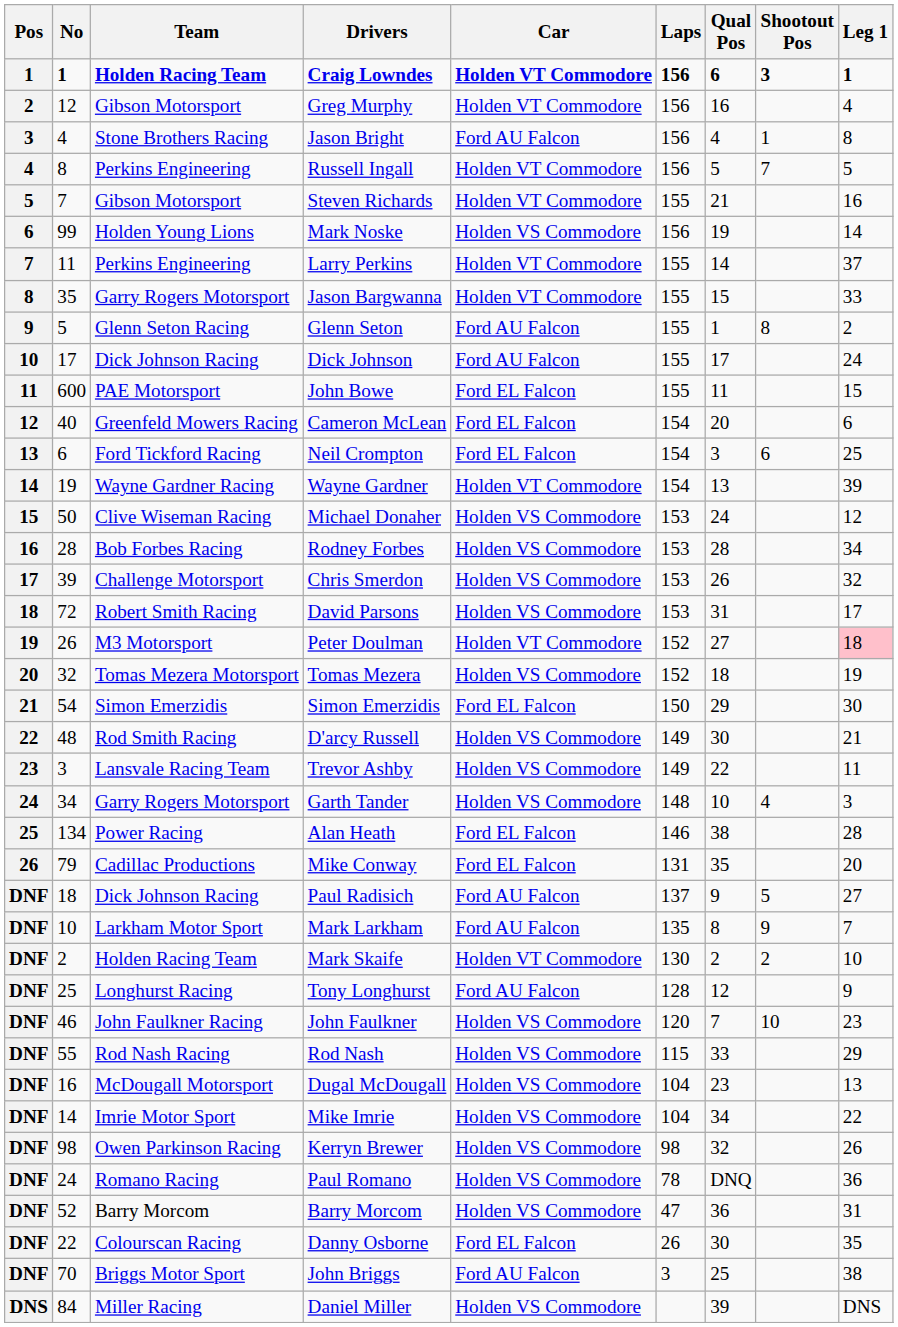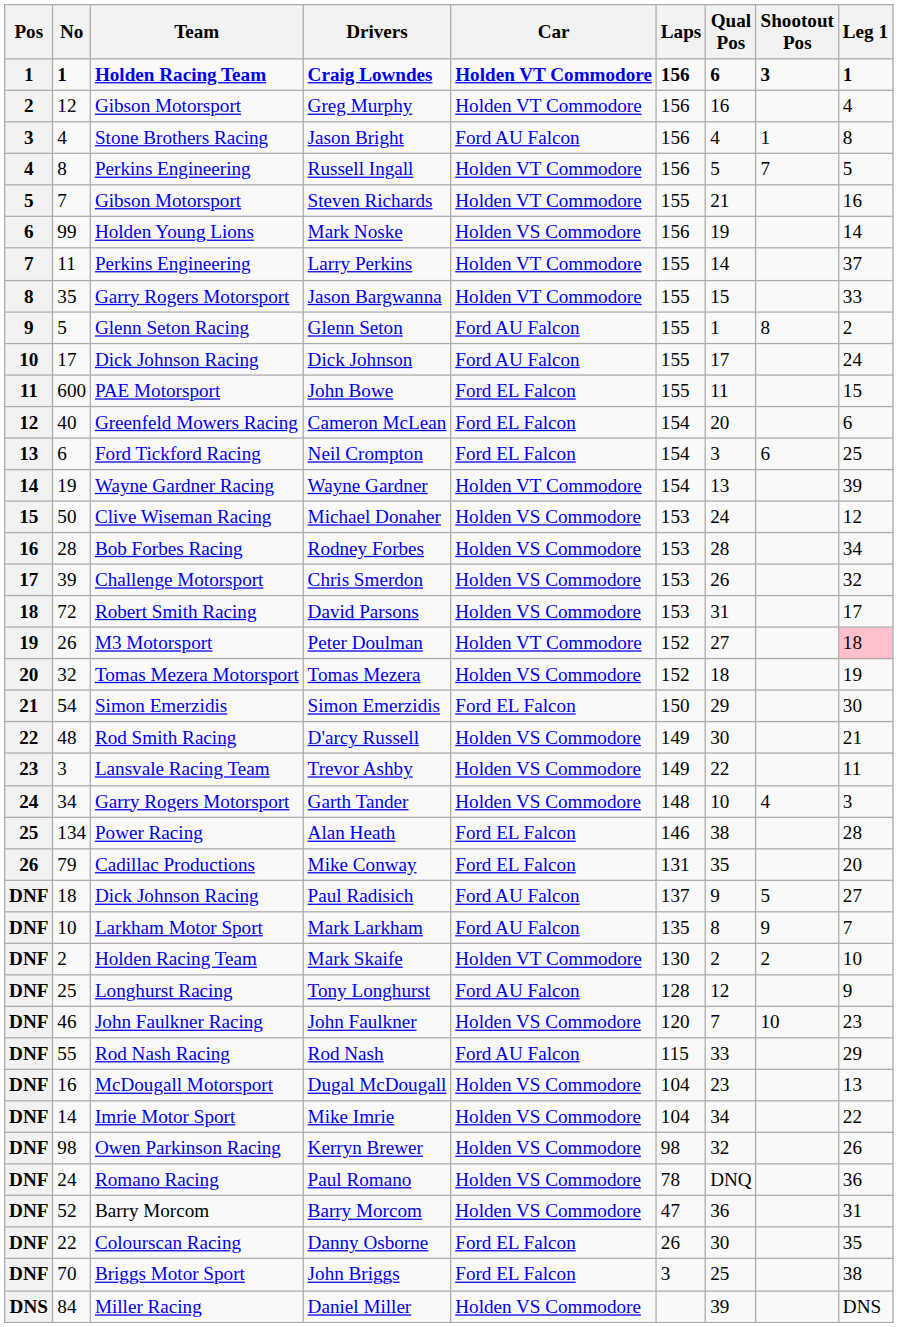(548, 1053) Holden VS Commodore -> (517, 1053) Ford AU Falcon
(517, 1274) Ford AU Falcon -> (515, 1274) Ford EL Falcon
